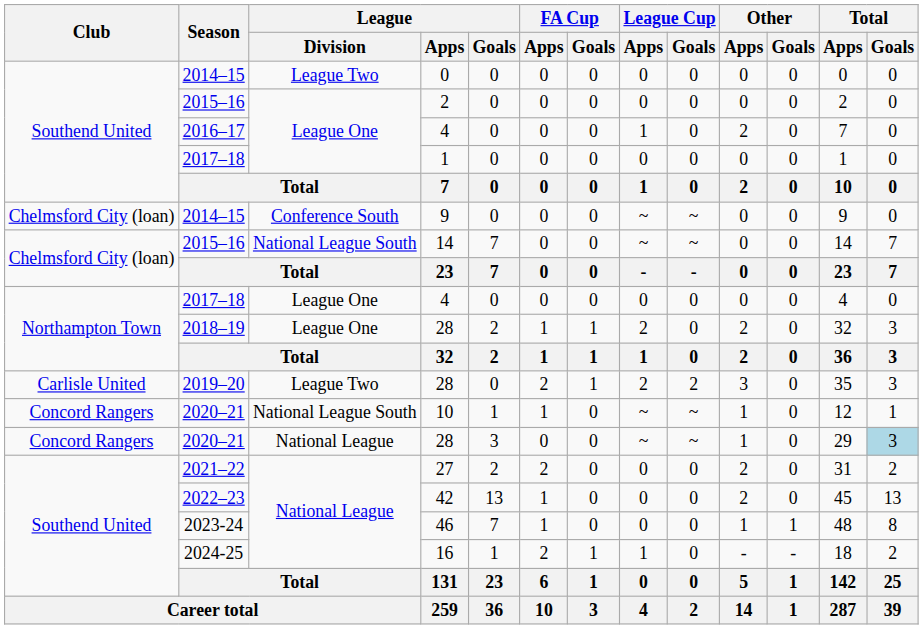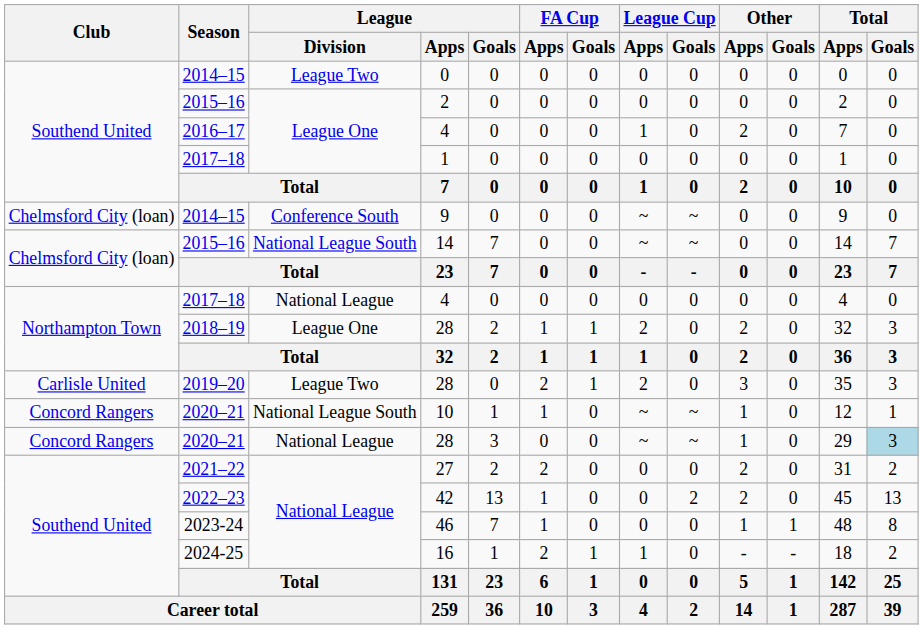(335, 300) League One -> (335, 300) National League
(694, 384) 2 -> (694, 384) 0
(694, 497) 0 -> (694, 497) 2
